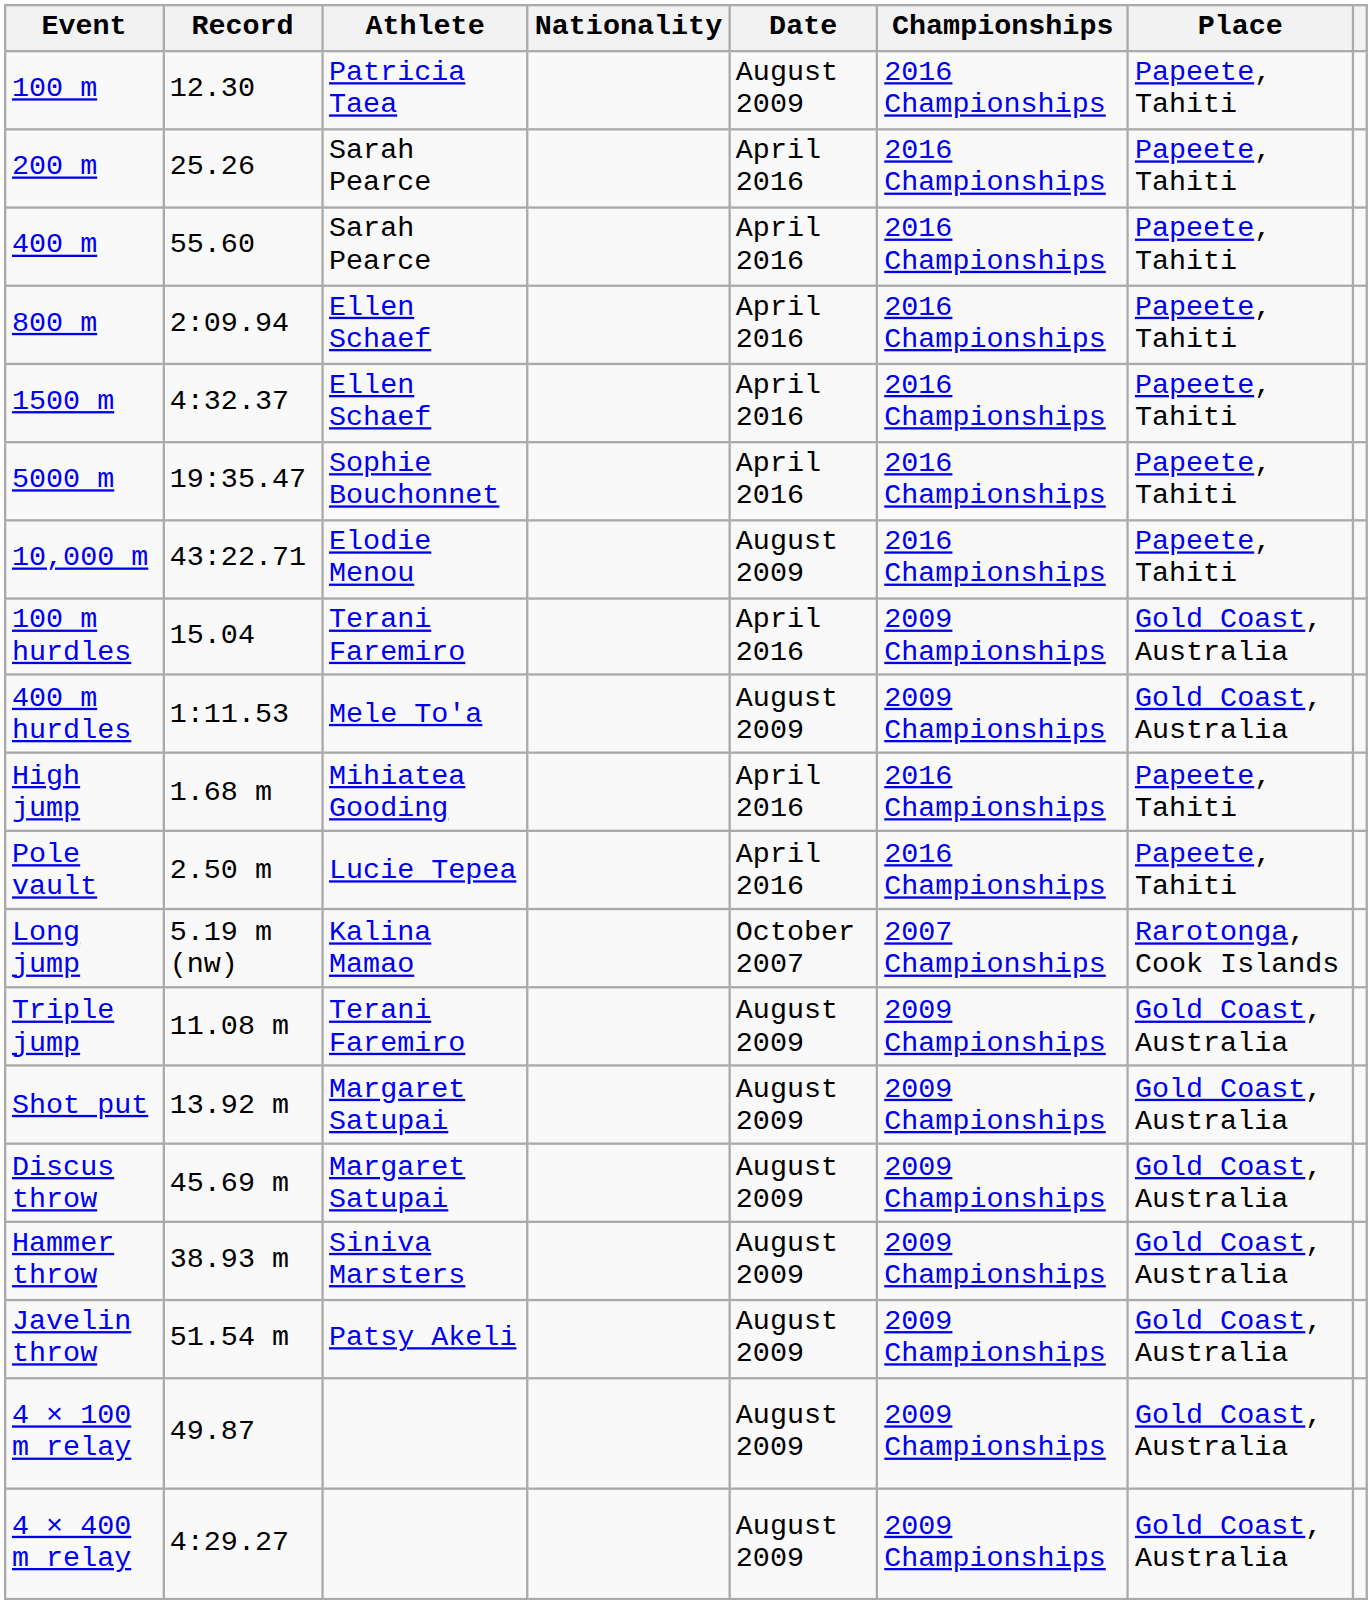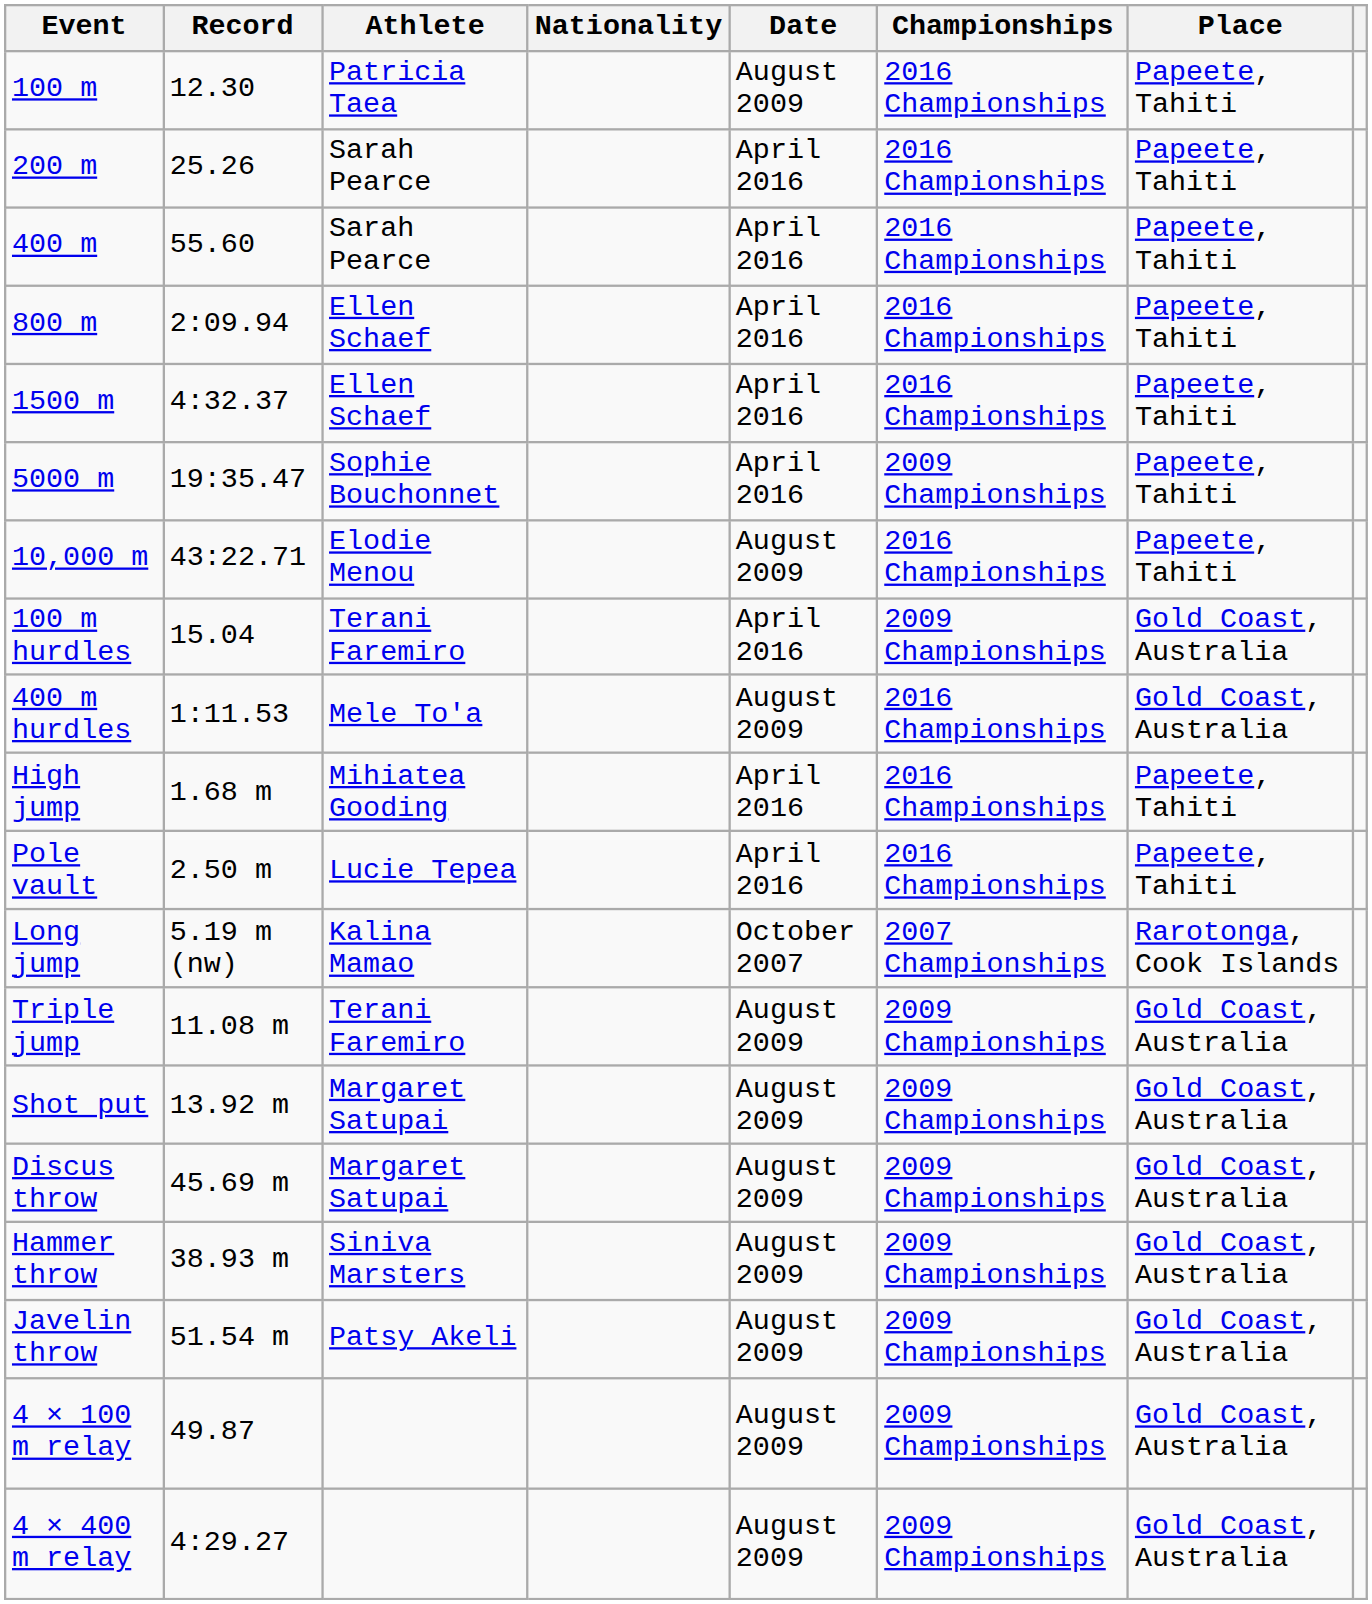(995, 481) 2016 Championships -> (995, 481) 2009 Championships
(995, 715) 2009 Championships -> (995, 715) 2016 Championships
